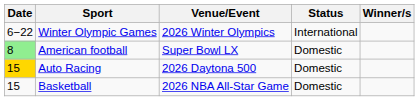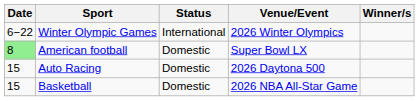columns swapped: (225, 13) <-> (326, 13)
(13, 68) gold background -> (13, 68) no background
